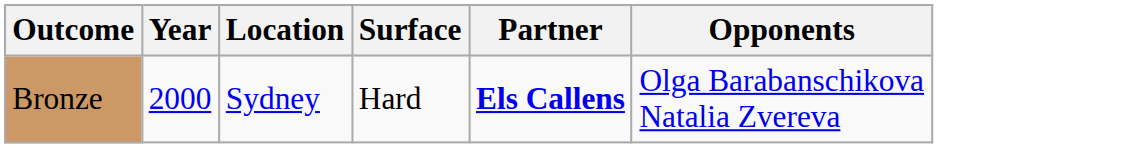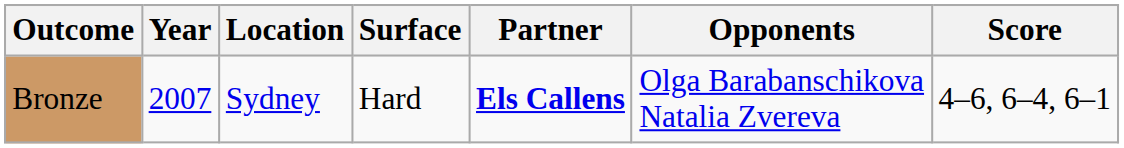+ column: (1025, 29)
(180, 98) 2000 -> (180, 98) 2007
